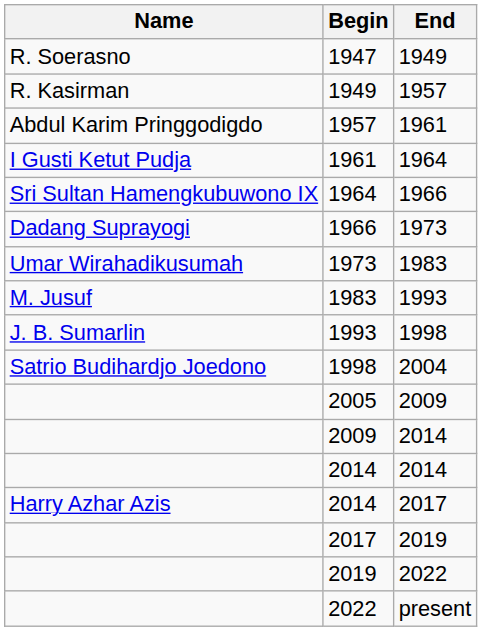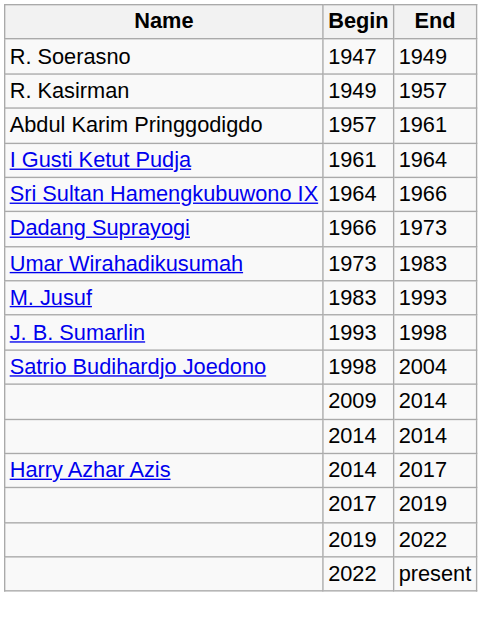- row: (352, 401)
